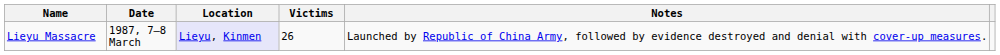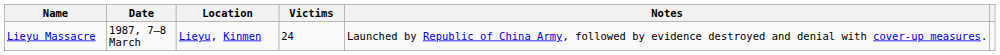(220, 36) lavender background -> (220, 36) no background
(287, 36) 26 -> (287, 36) 24
